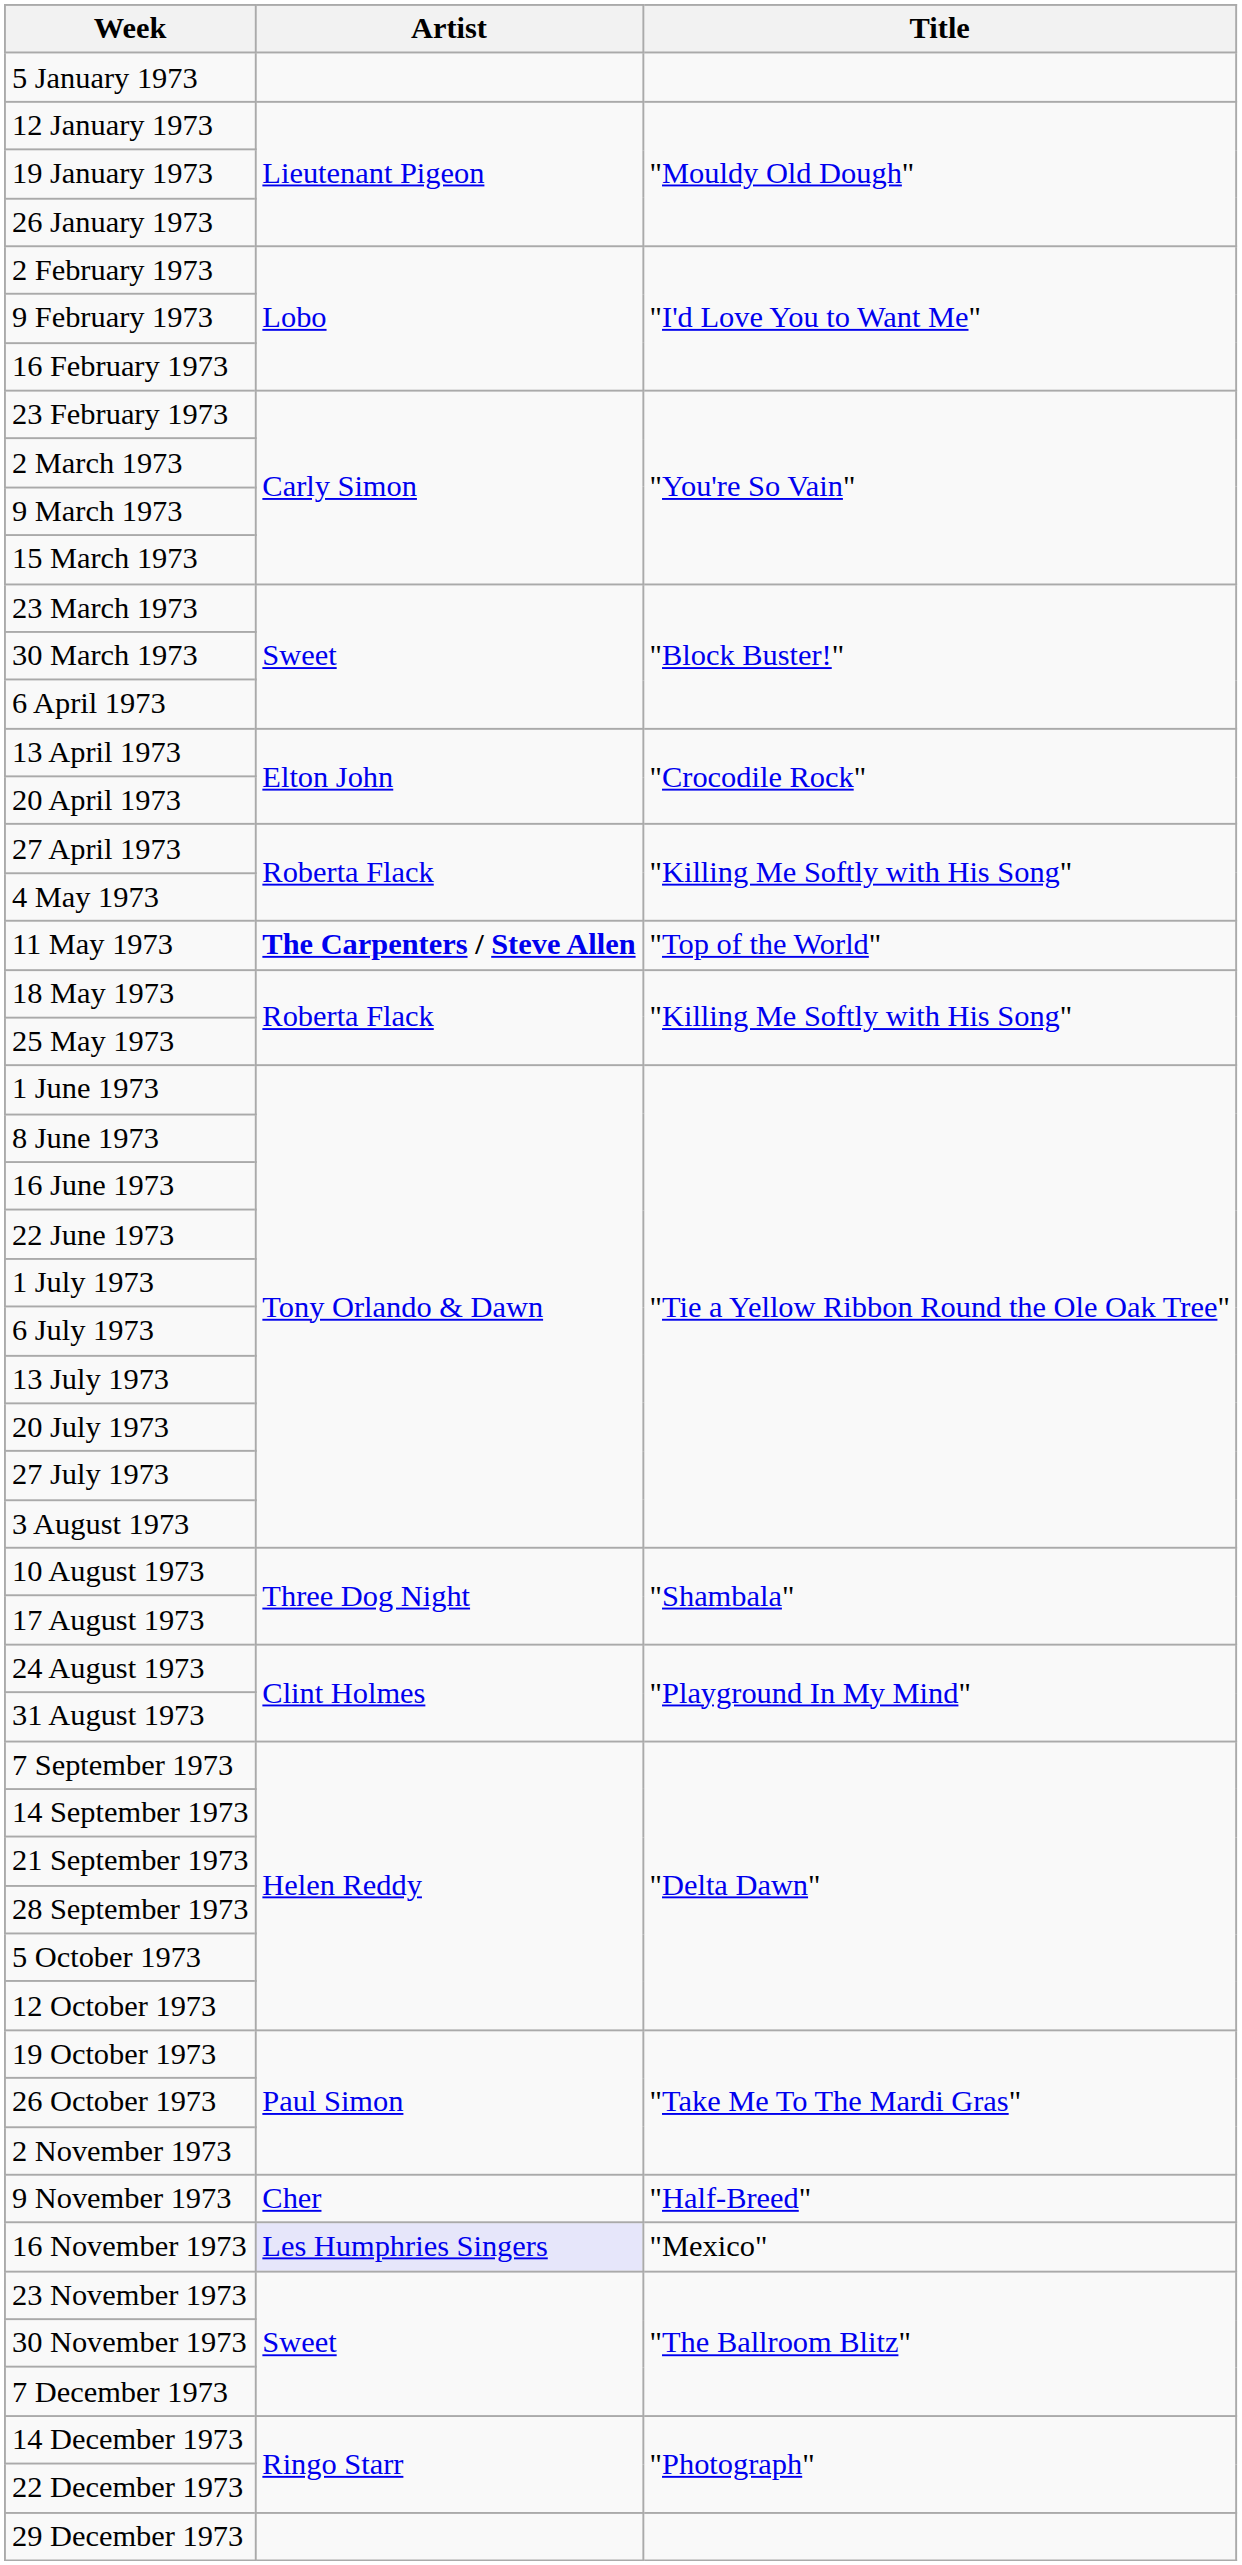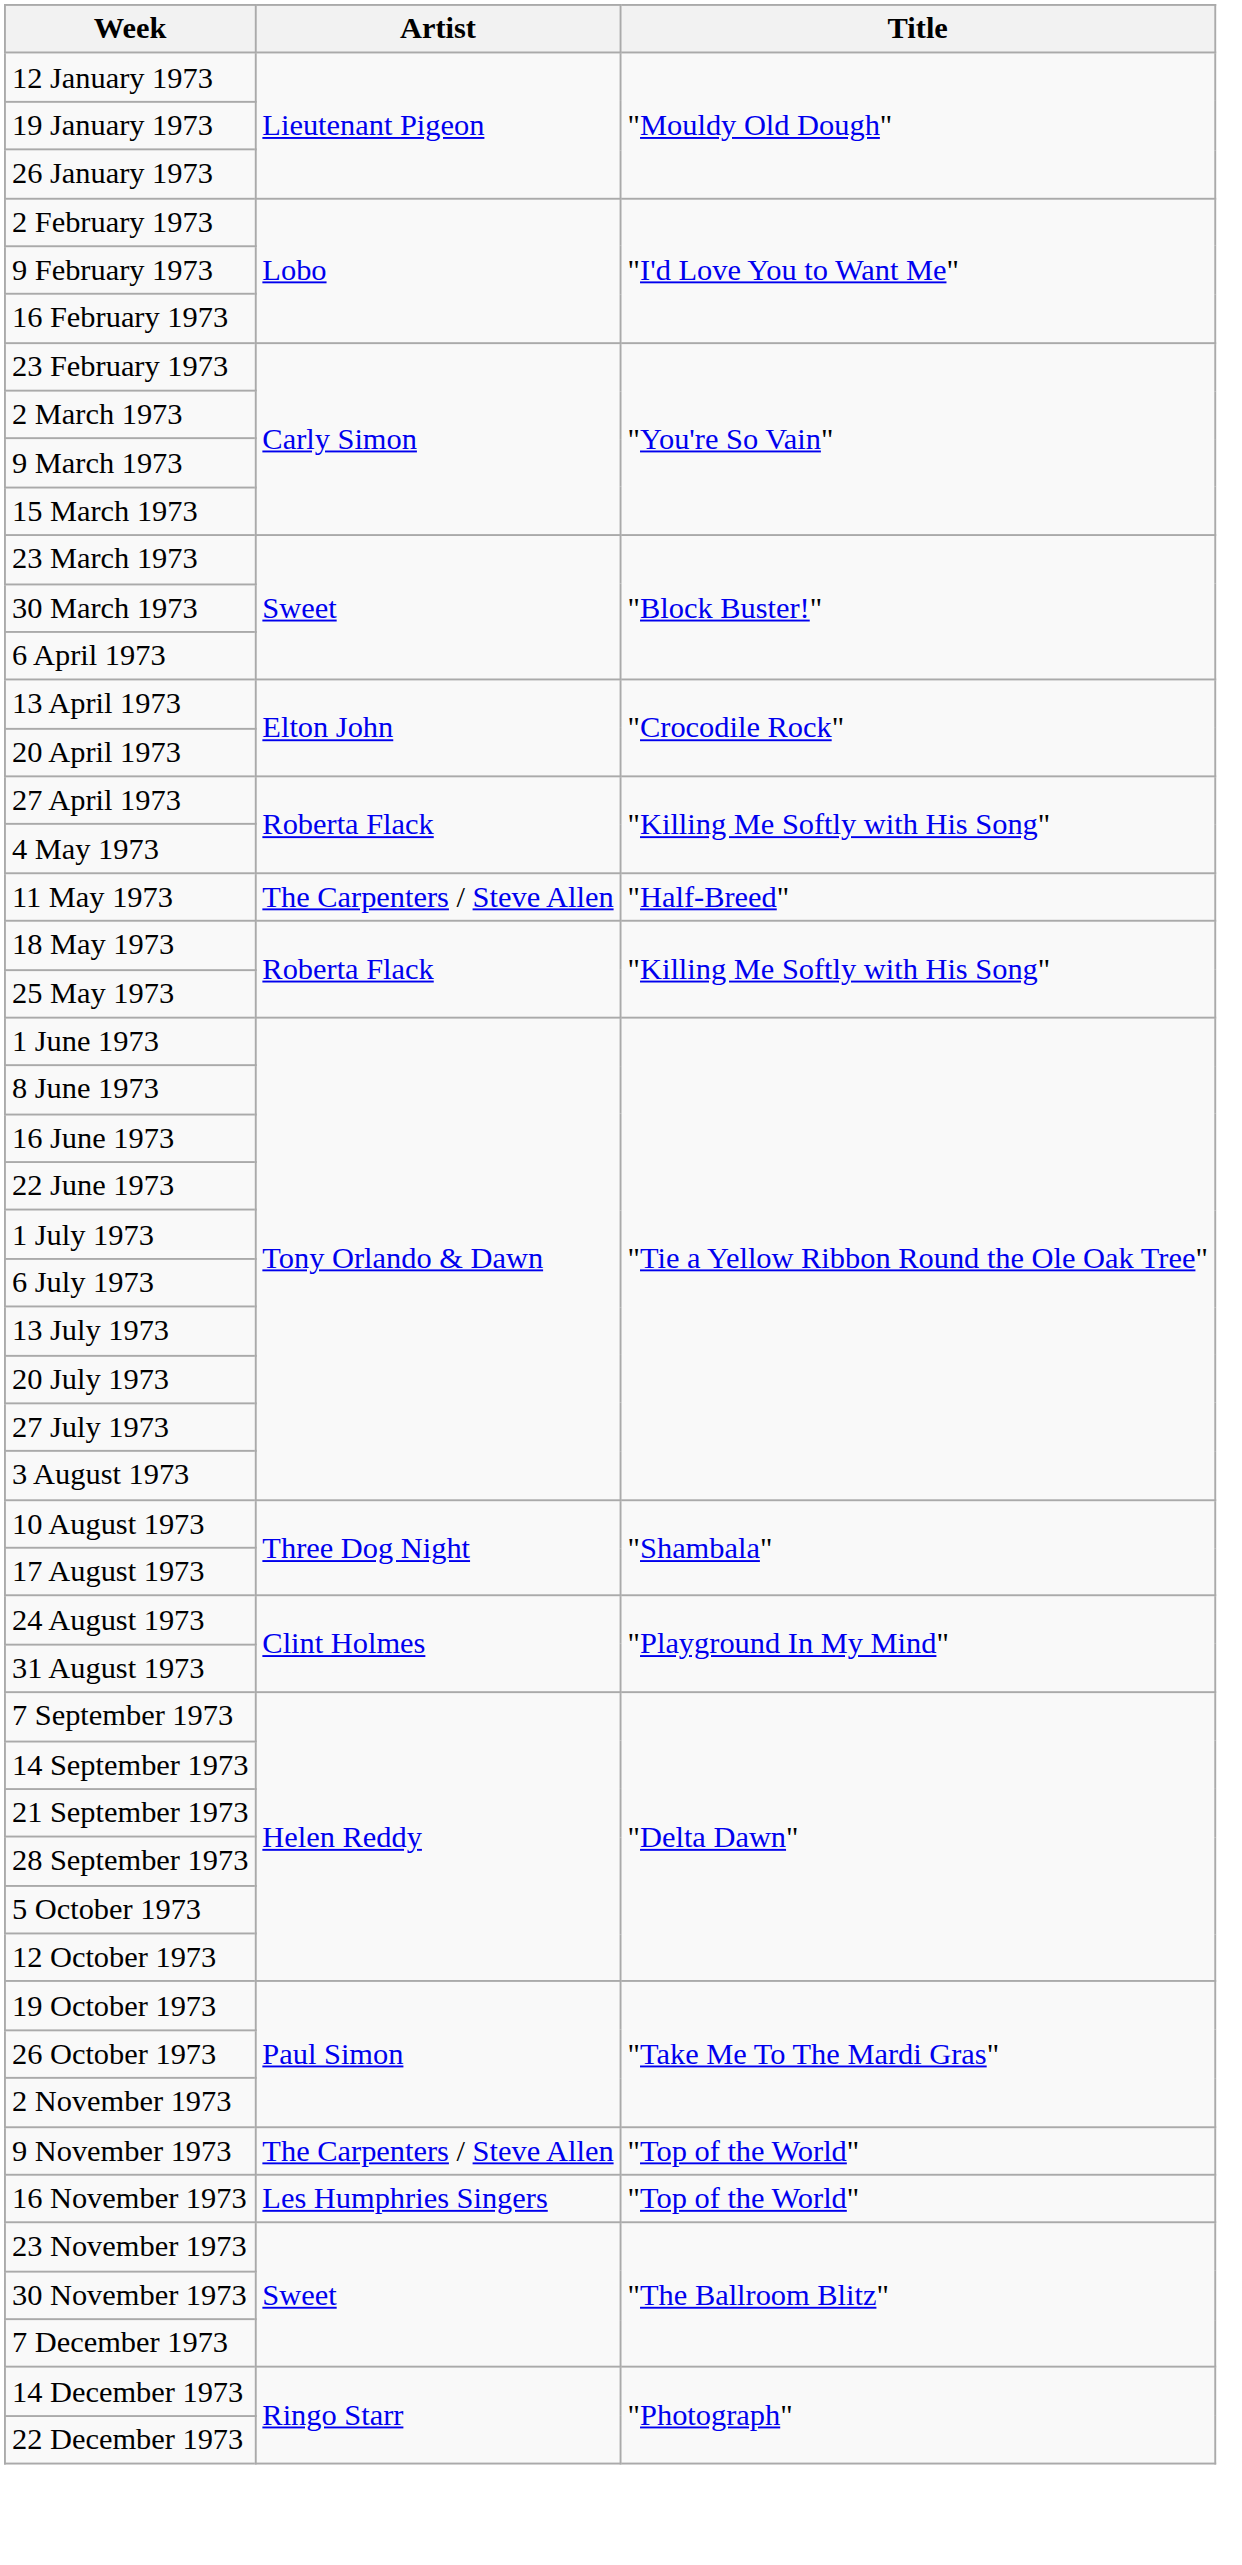- row: (105, 76)
(449, 944) bold -> (438, 896) normal
(765, 944) "Top of the World" -> (708, 896) "Half-Breed"
(292, 2198) Cher -> (438, 2149) The Carpenters / Steve Allen
(730, 2198) "Half-Breed" -> (743, 2149) "Top of the World"
(405, 2246) lavender background -> (405, 2198) no background
(708, 2246) "Mexico" -> (743, 2198) "Top of the World"
- row: (128, 2535)
